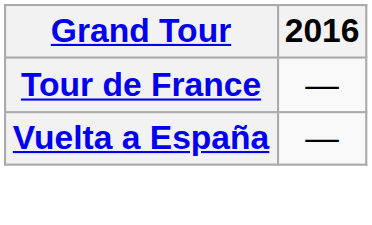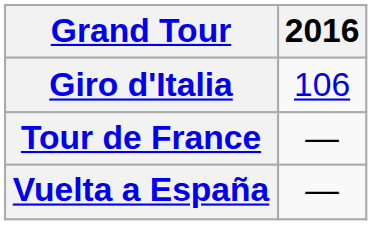+ row: (141, 84)
